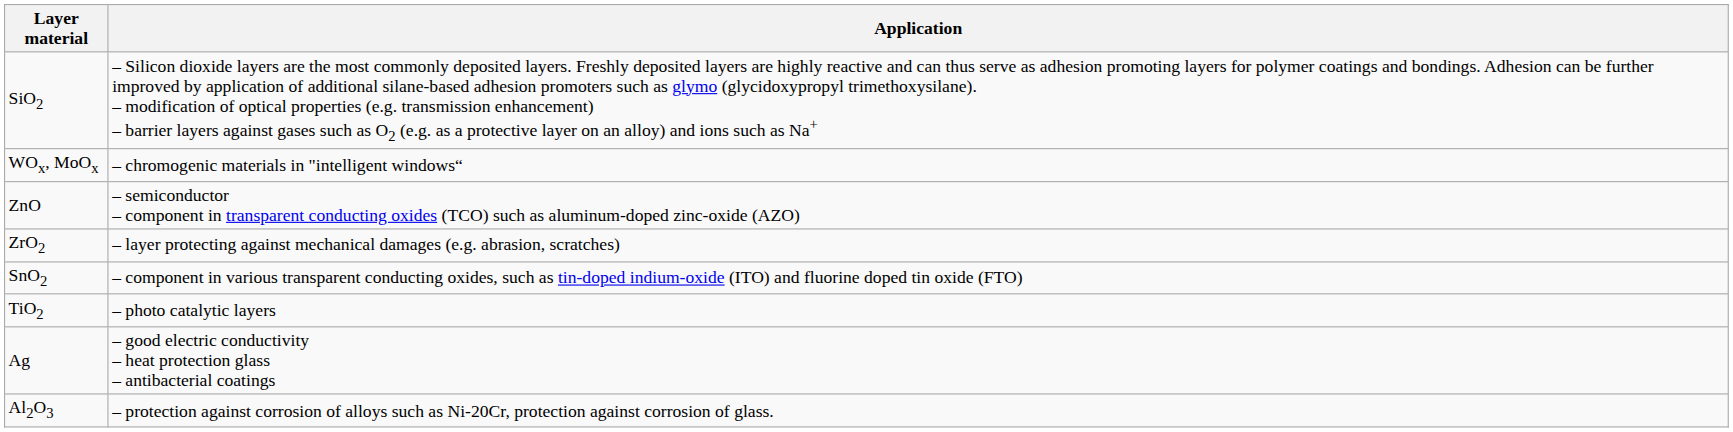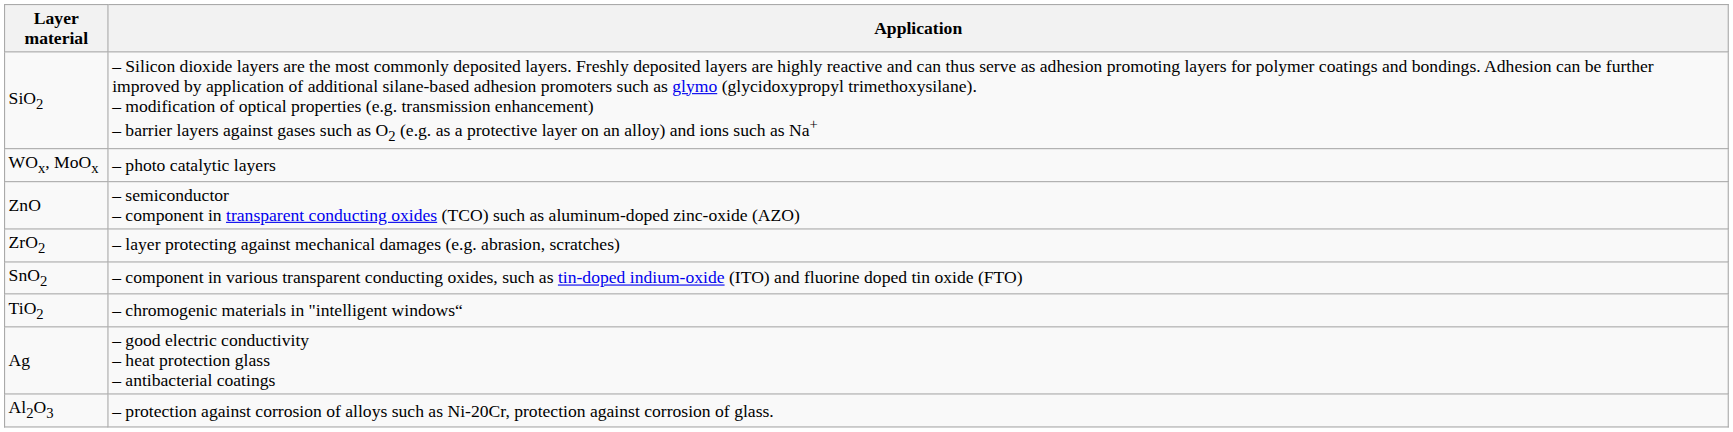(288, 165) – chromogenic materials in "intelligent windows“ -> (194, 165) – photo catalytic layers
(194, 310) – photo catalytic layers -> (288, 310) – chromogenic materials in "intelligent windows“
